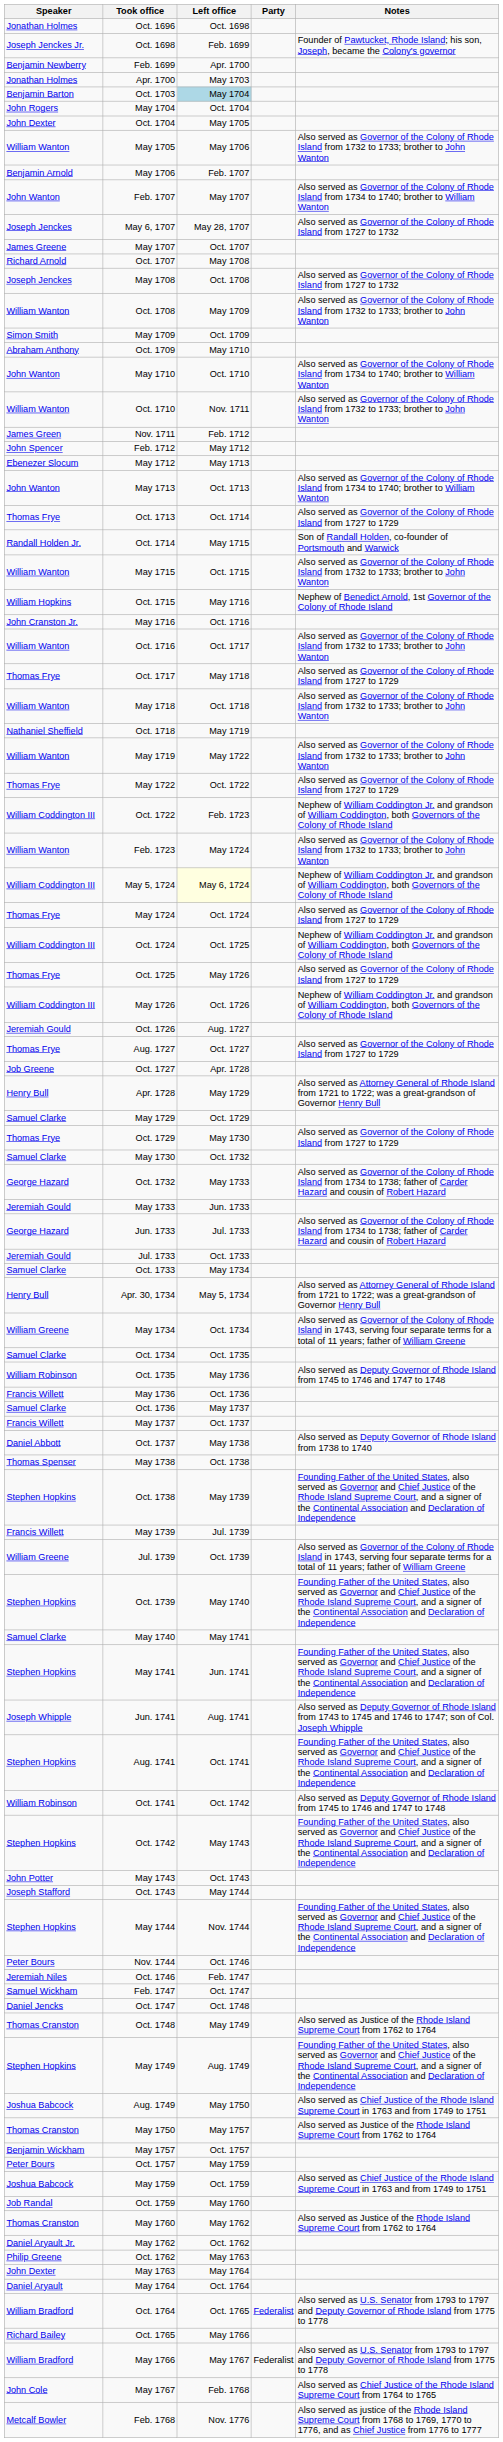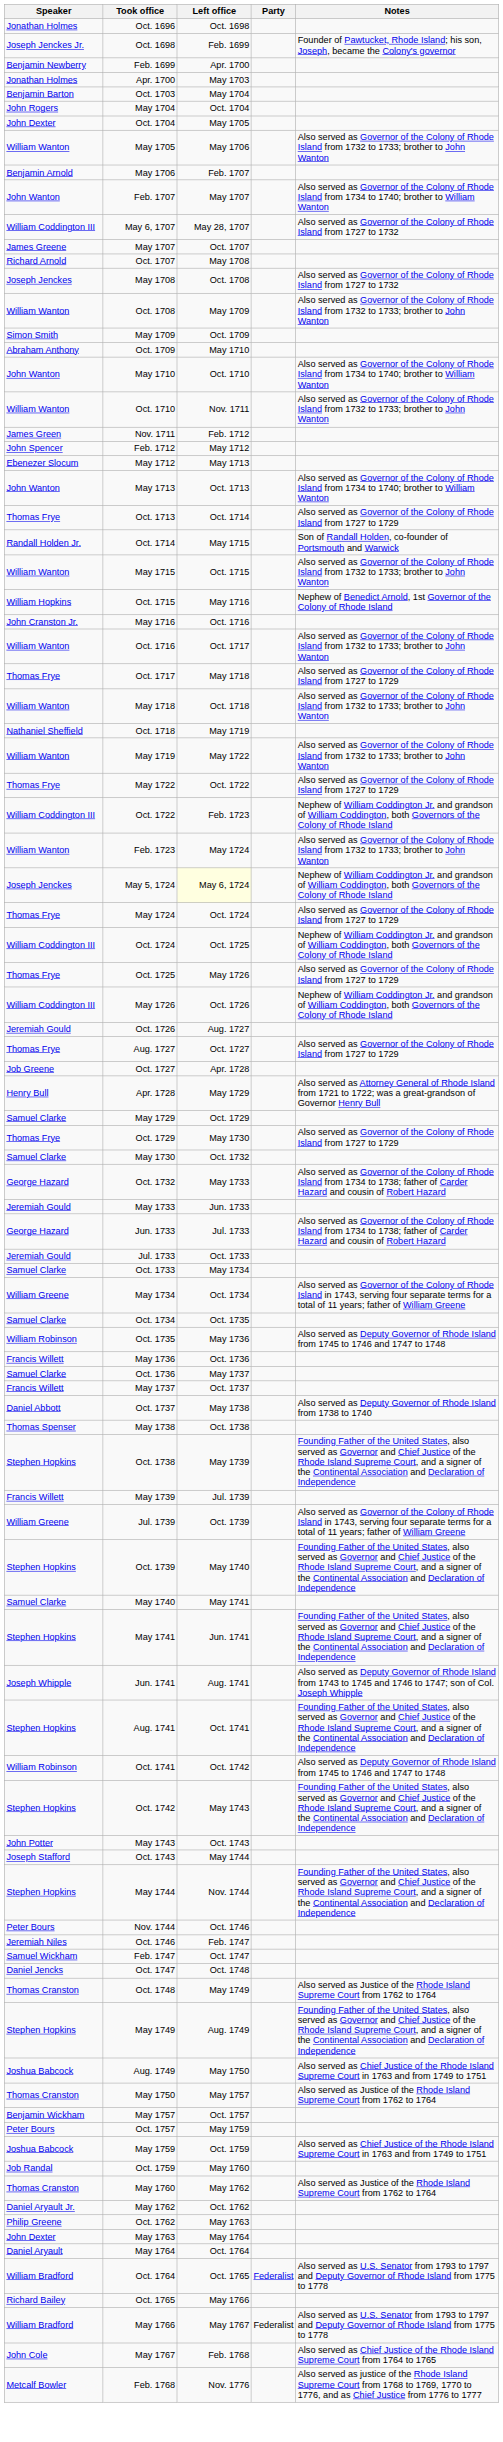(229, 94) lightblue background -> (229, 94) no background
(39, 227) Joseph Jenckes -> (51, 227) William Coddington III
(51, 885) William Coddington III -> (39, 885) Joseph Jenckes
- row: (148, 1295)
